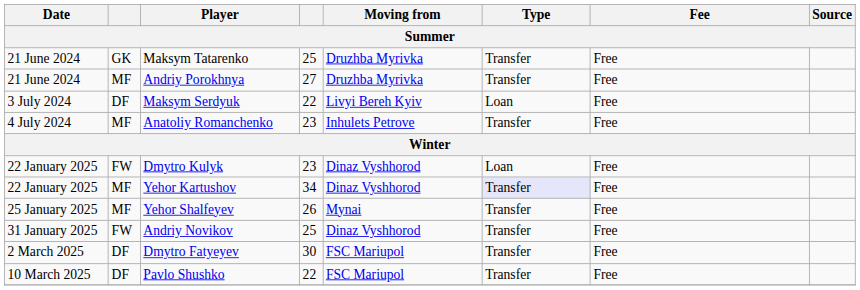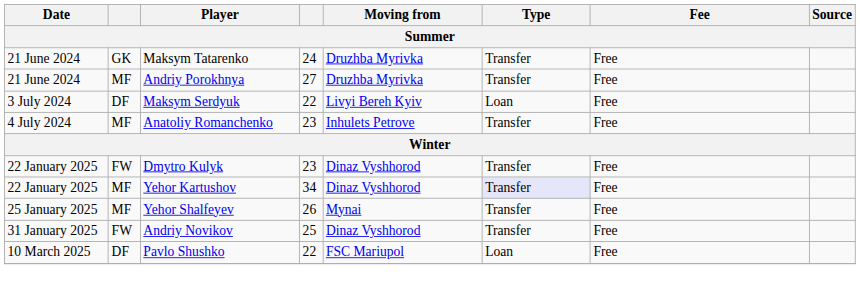(309, 58) 25 -> (309, 58) 24
(499, 166) Loan -> (508, 166) Transfer
- row: (191, 252)
(508, 274) Transfer -> (499, 252) Loan
